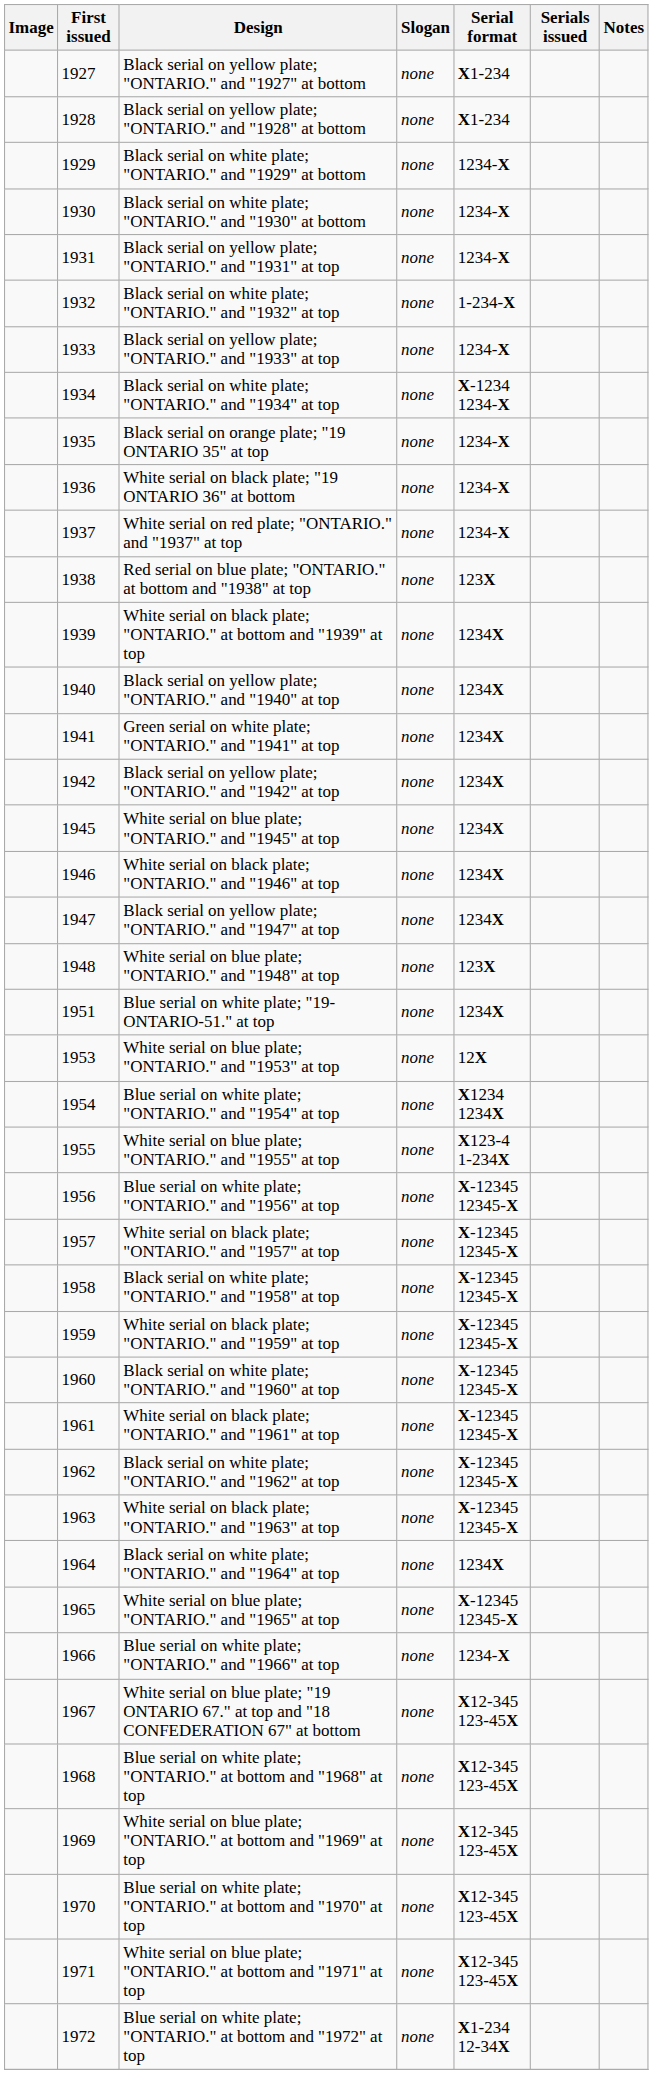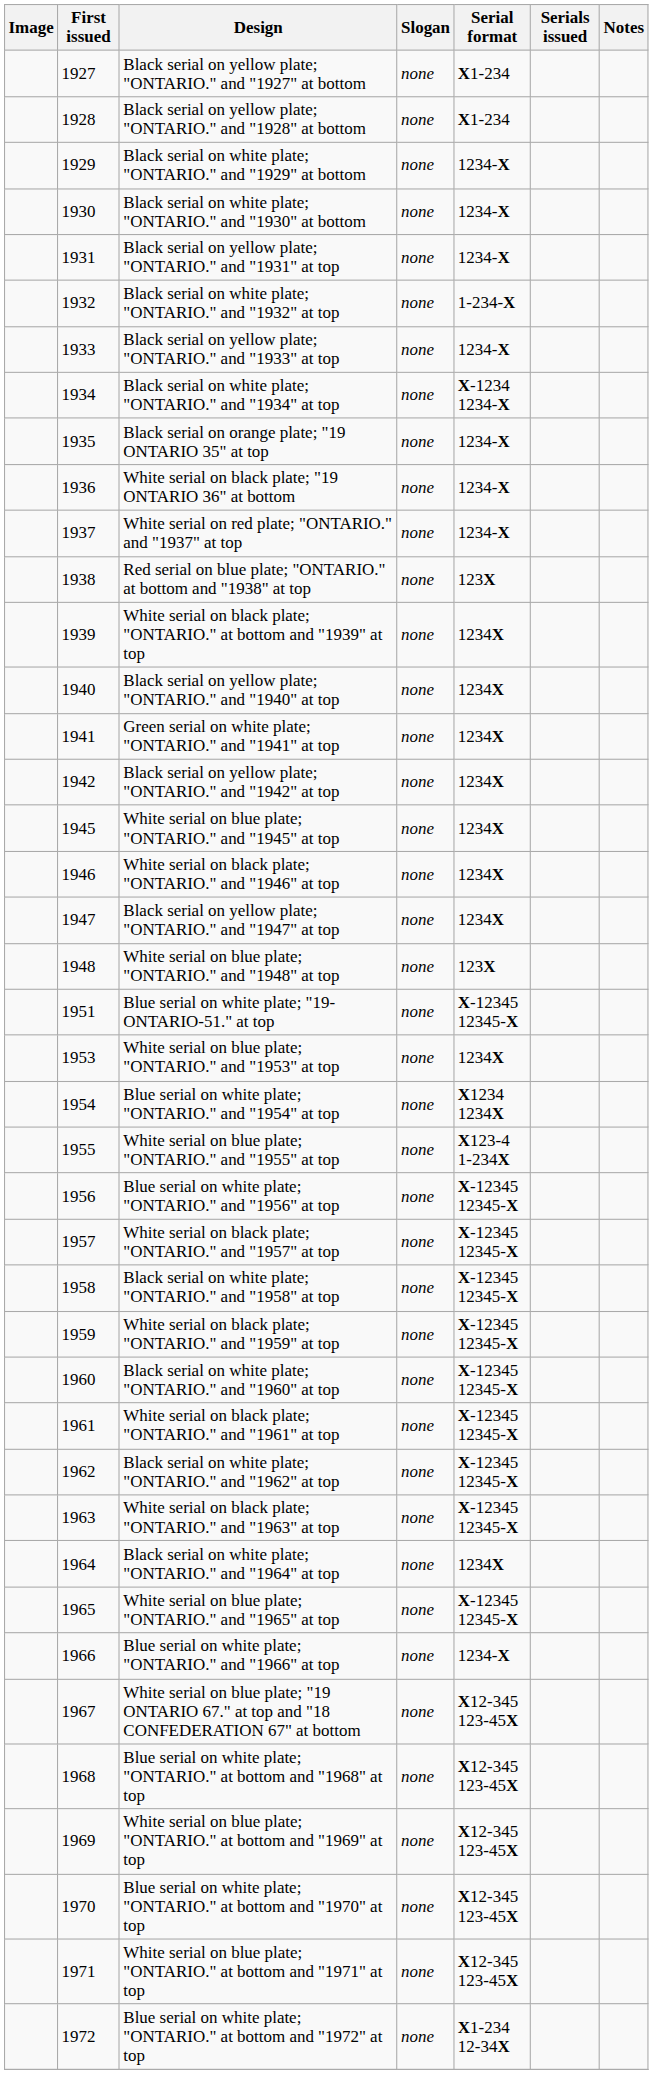(481, 1012) 1234X -> (488, 1012) X-12345 12345-X
(472, 1058) 12X -> (481, 1058) 1234X
